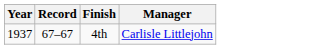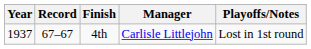+ column: (261, 14)
